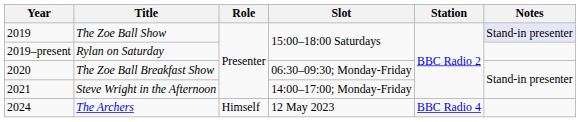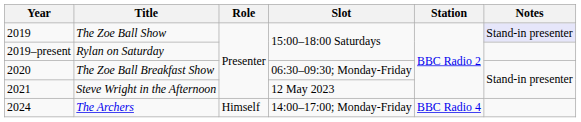(341, 88) 14:00–17:00; Monday-Friday -> (303, 88) 12 May 2023
(303, 107) 12 May 2023 -> (341, 107) 14:00–17:00; Monday-Friday
